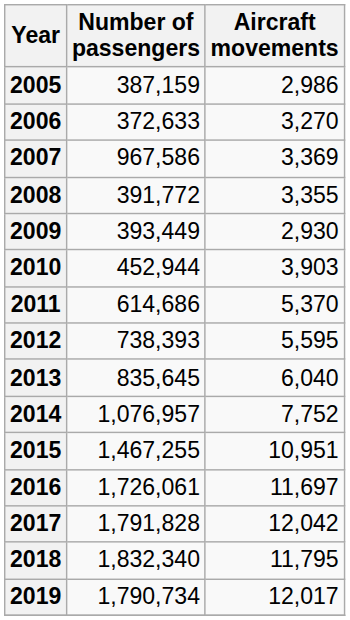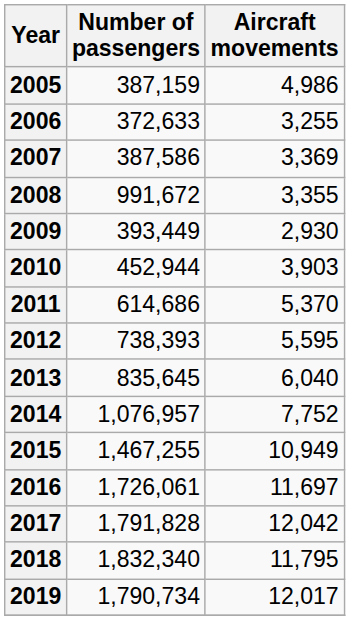(310, 85) 2,986 -> (310, 85) 4,986
(310, 121) 3,270 -> (310, 121) 3,255
(158, 158) 967,586 -> (158, 158) 387,586
(158, 194) 391,772 -> (158, 194) 991,672
(303, 450) 10,951 -> (303, 450) 10,949
